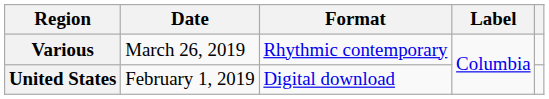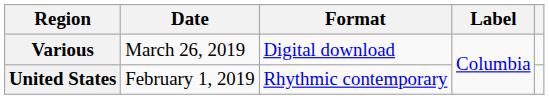(355, 49) Rhythmic contemporary -> (329, 49) Digital download
(329, 79) Digital download -> (355, 79) Rhythmic contemporary
